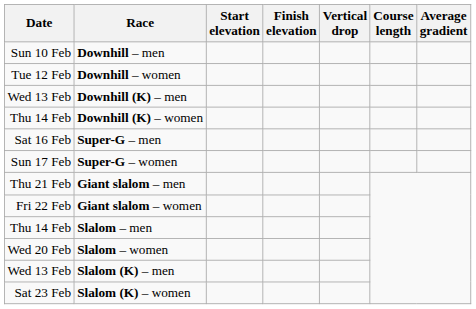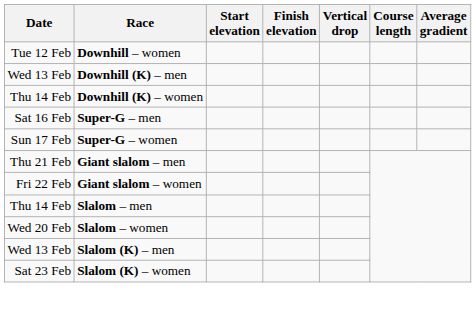- row: (121, 53)
